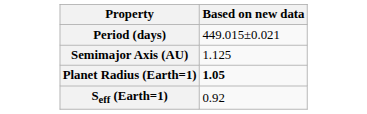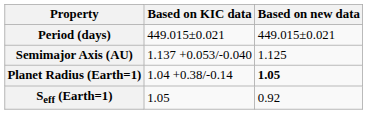+ column: (200, 14)
